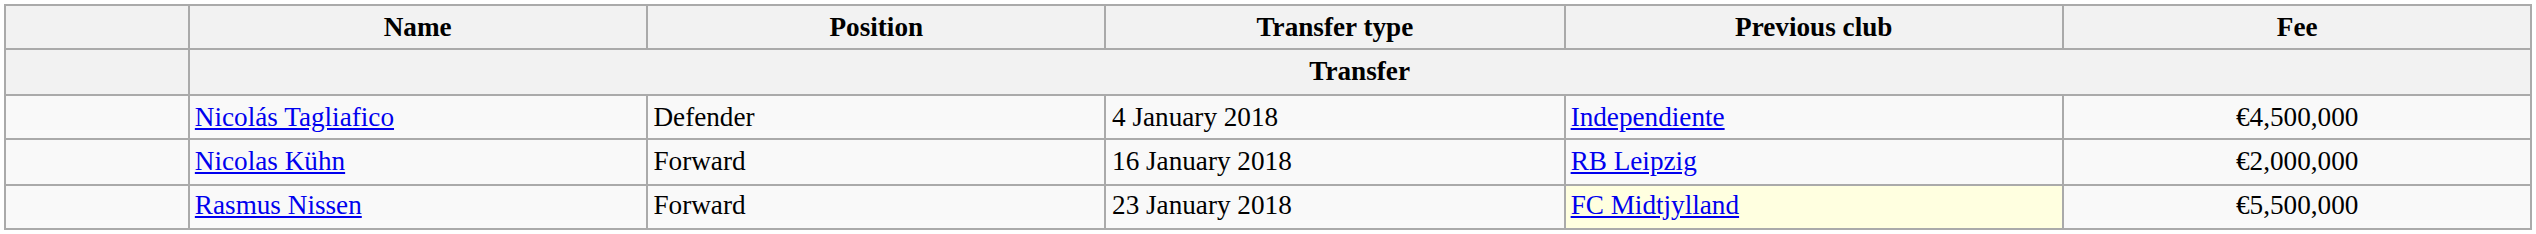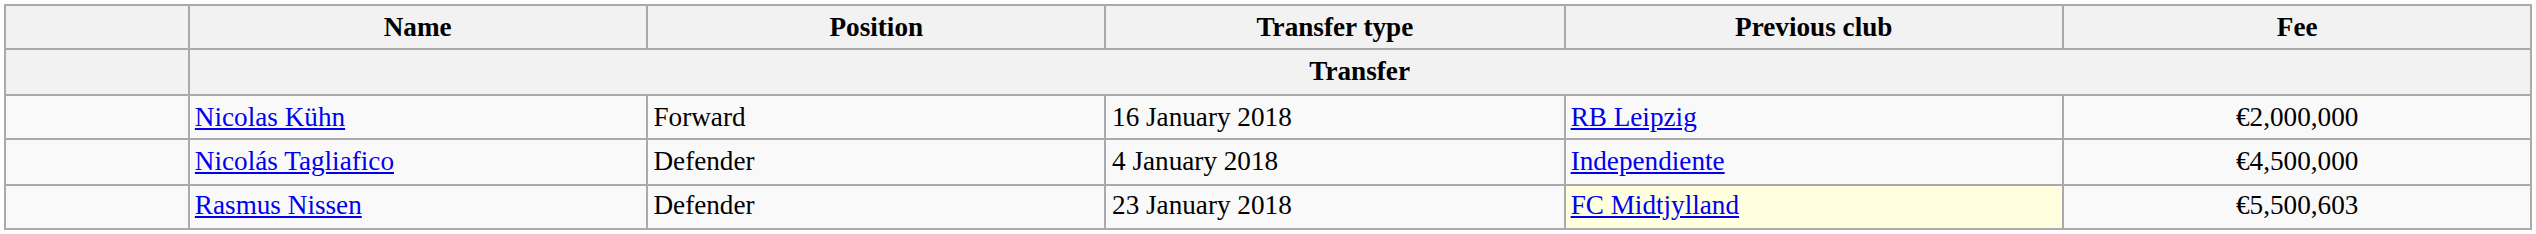rows swapped: (294, 116) <-> (270, 161)
(700, 206) Forward -> (704, 206) Defender
(2297, 206) €5,500,000 -> (2297, 206) €5,500,603
